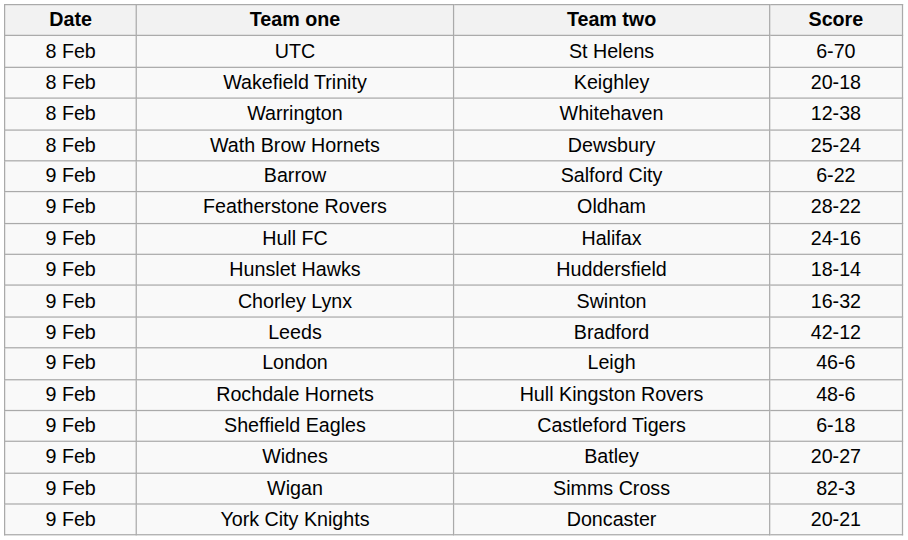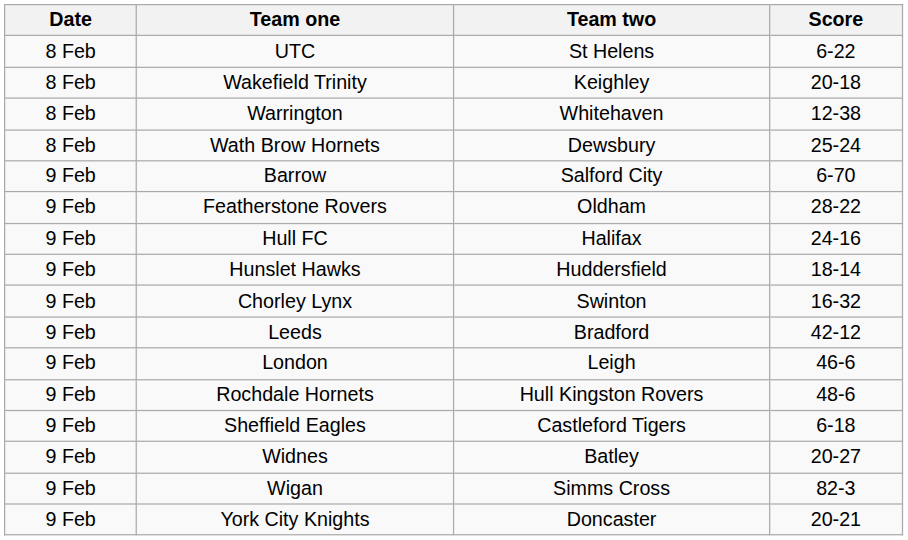(836, 51) 6-70 -> (836, 51) 6-22
(836, 176) 6-22 -> (836, 176) 6-70
